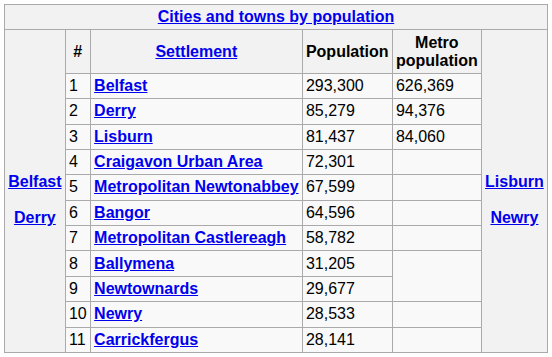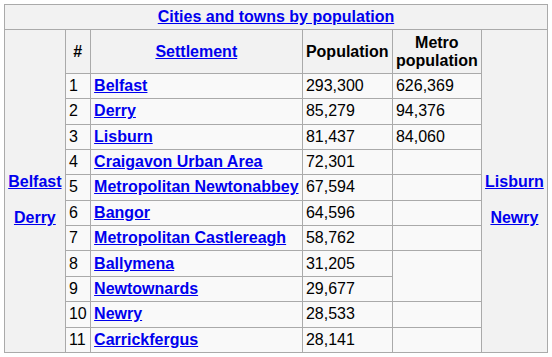(330, 187) 67,599 -> (330, 187) 67,594
(330, 238) 58,782 -> (330, 238) 58,762
